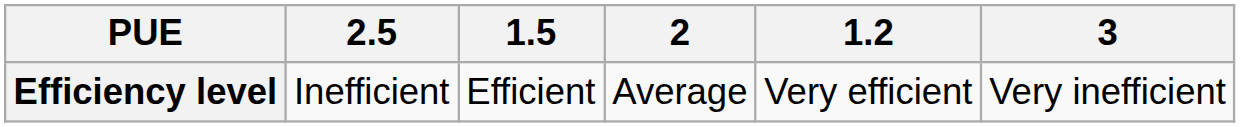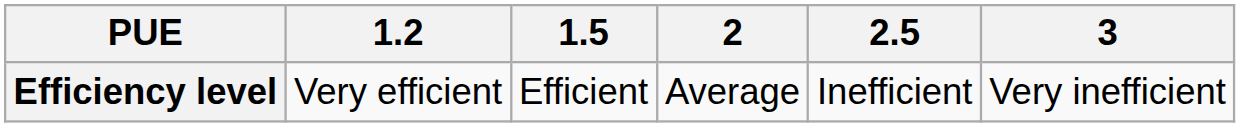columns swapped: (868, 33) <-> (372, 33)
